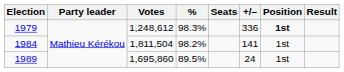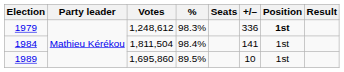(192, 43) 98.2% -> (192, 43) 98.4%
(250, 59) 24 -> (250, 59) 10
